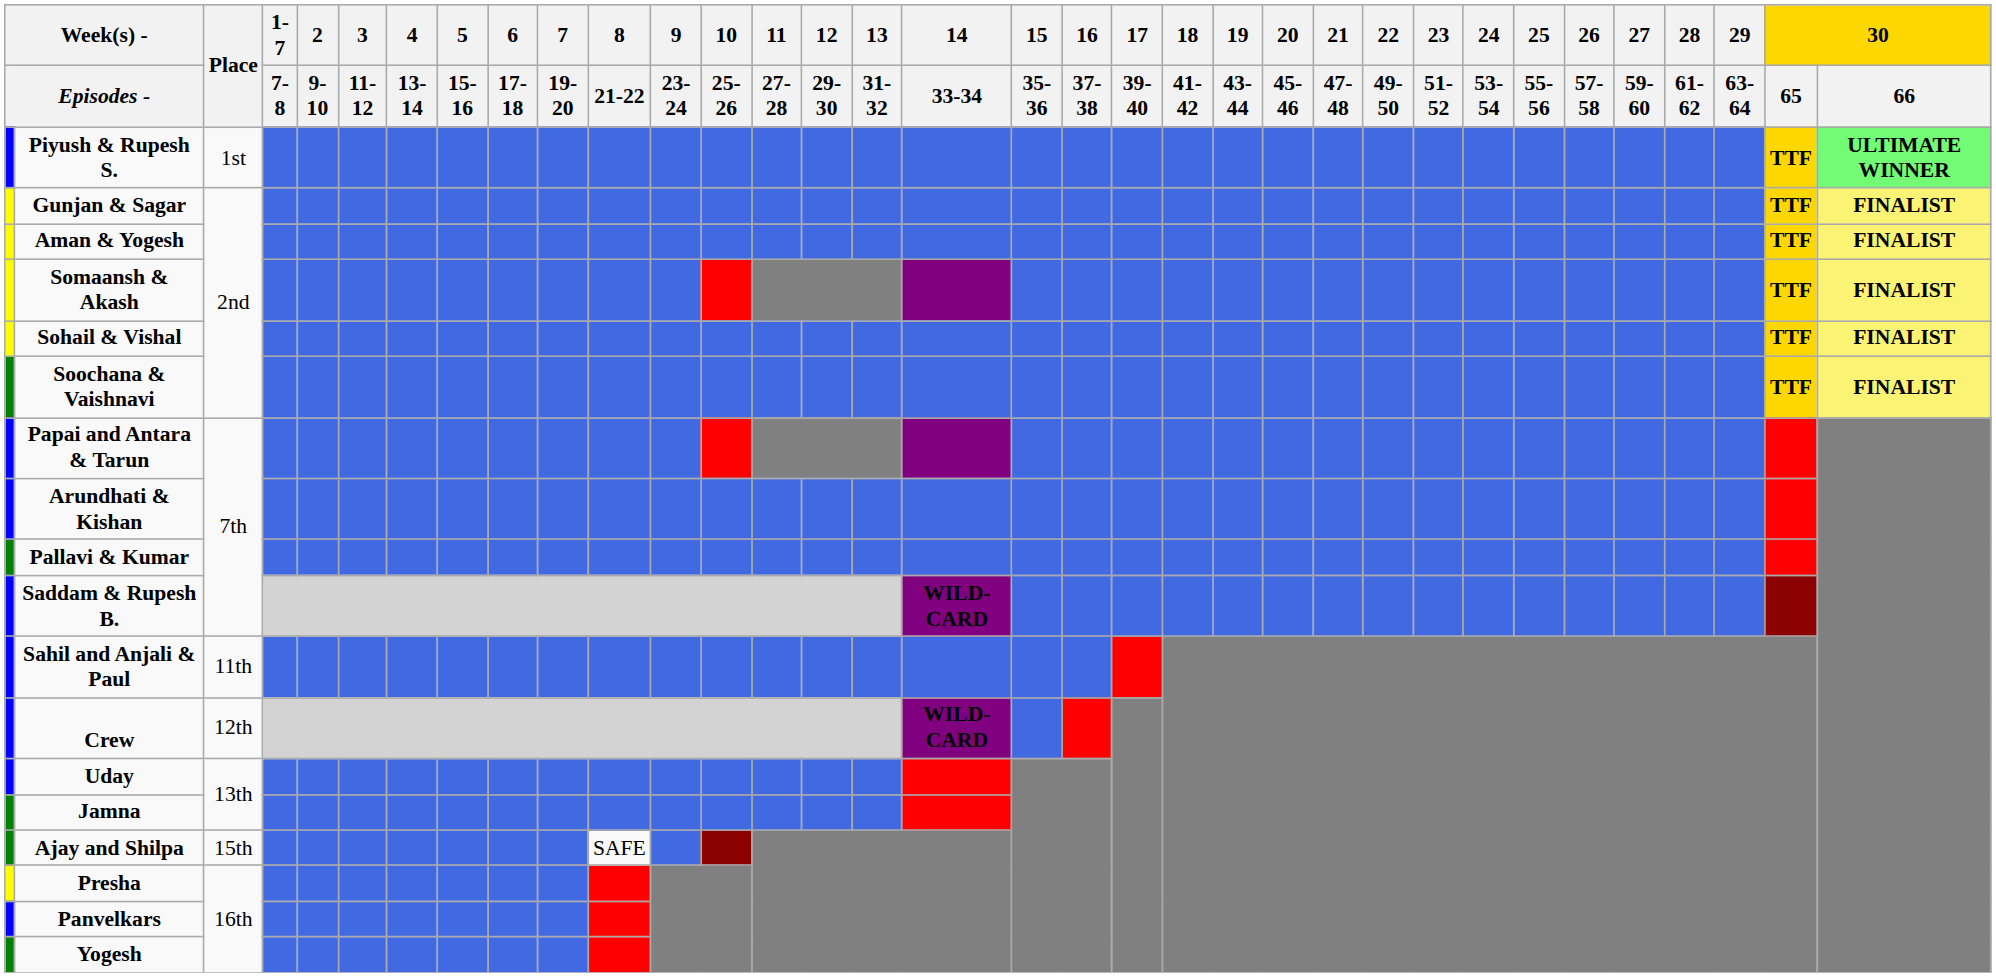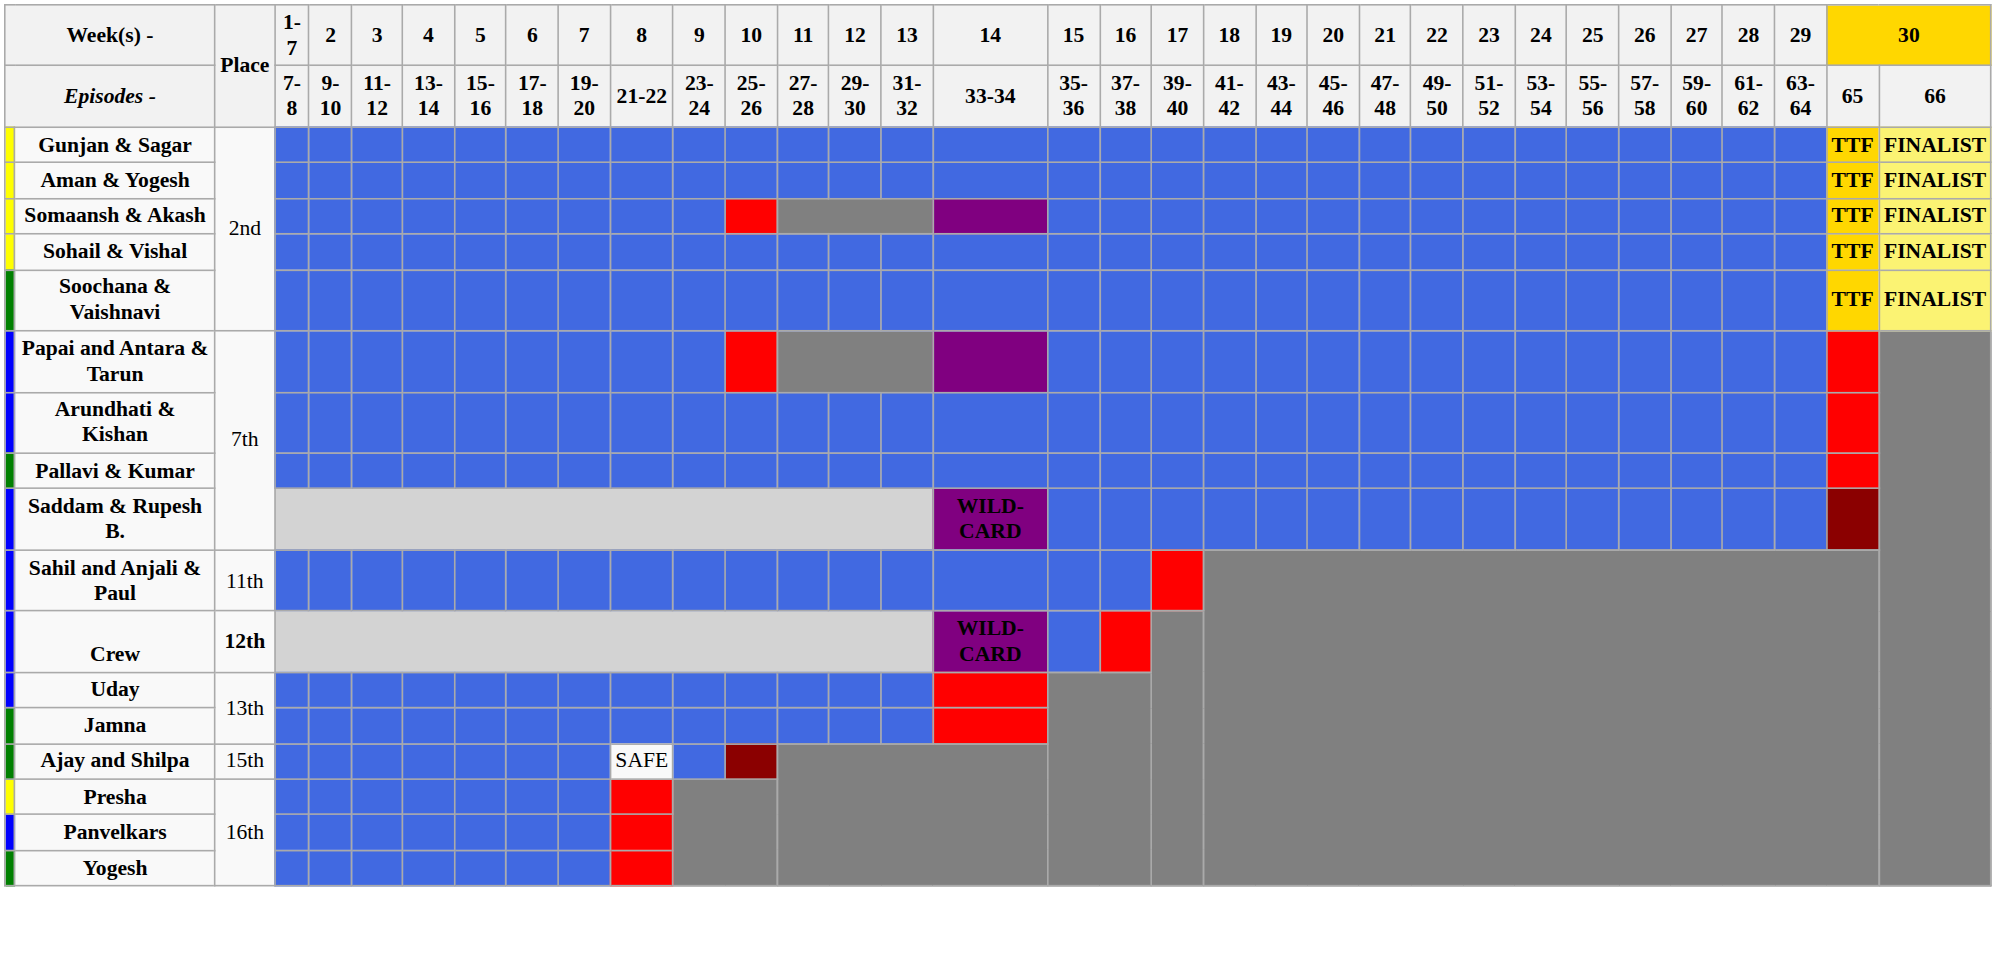- row: (109, 156)
(233, 727) normal -> (245, 640) bold
